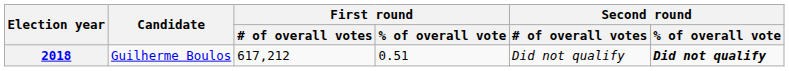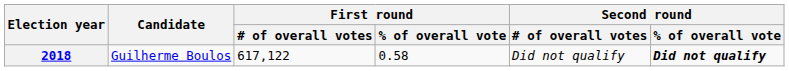(264, 55) 617,212 -> (264, 55) 617,122
(393, 55) 0.51 -> (393, 55) 0.58
